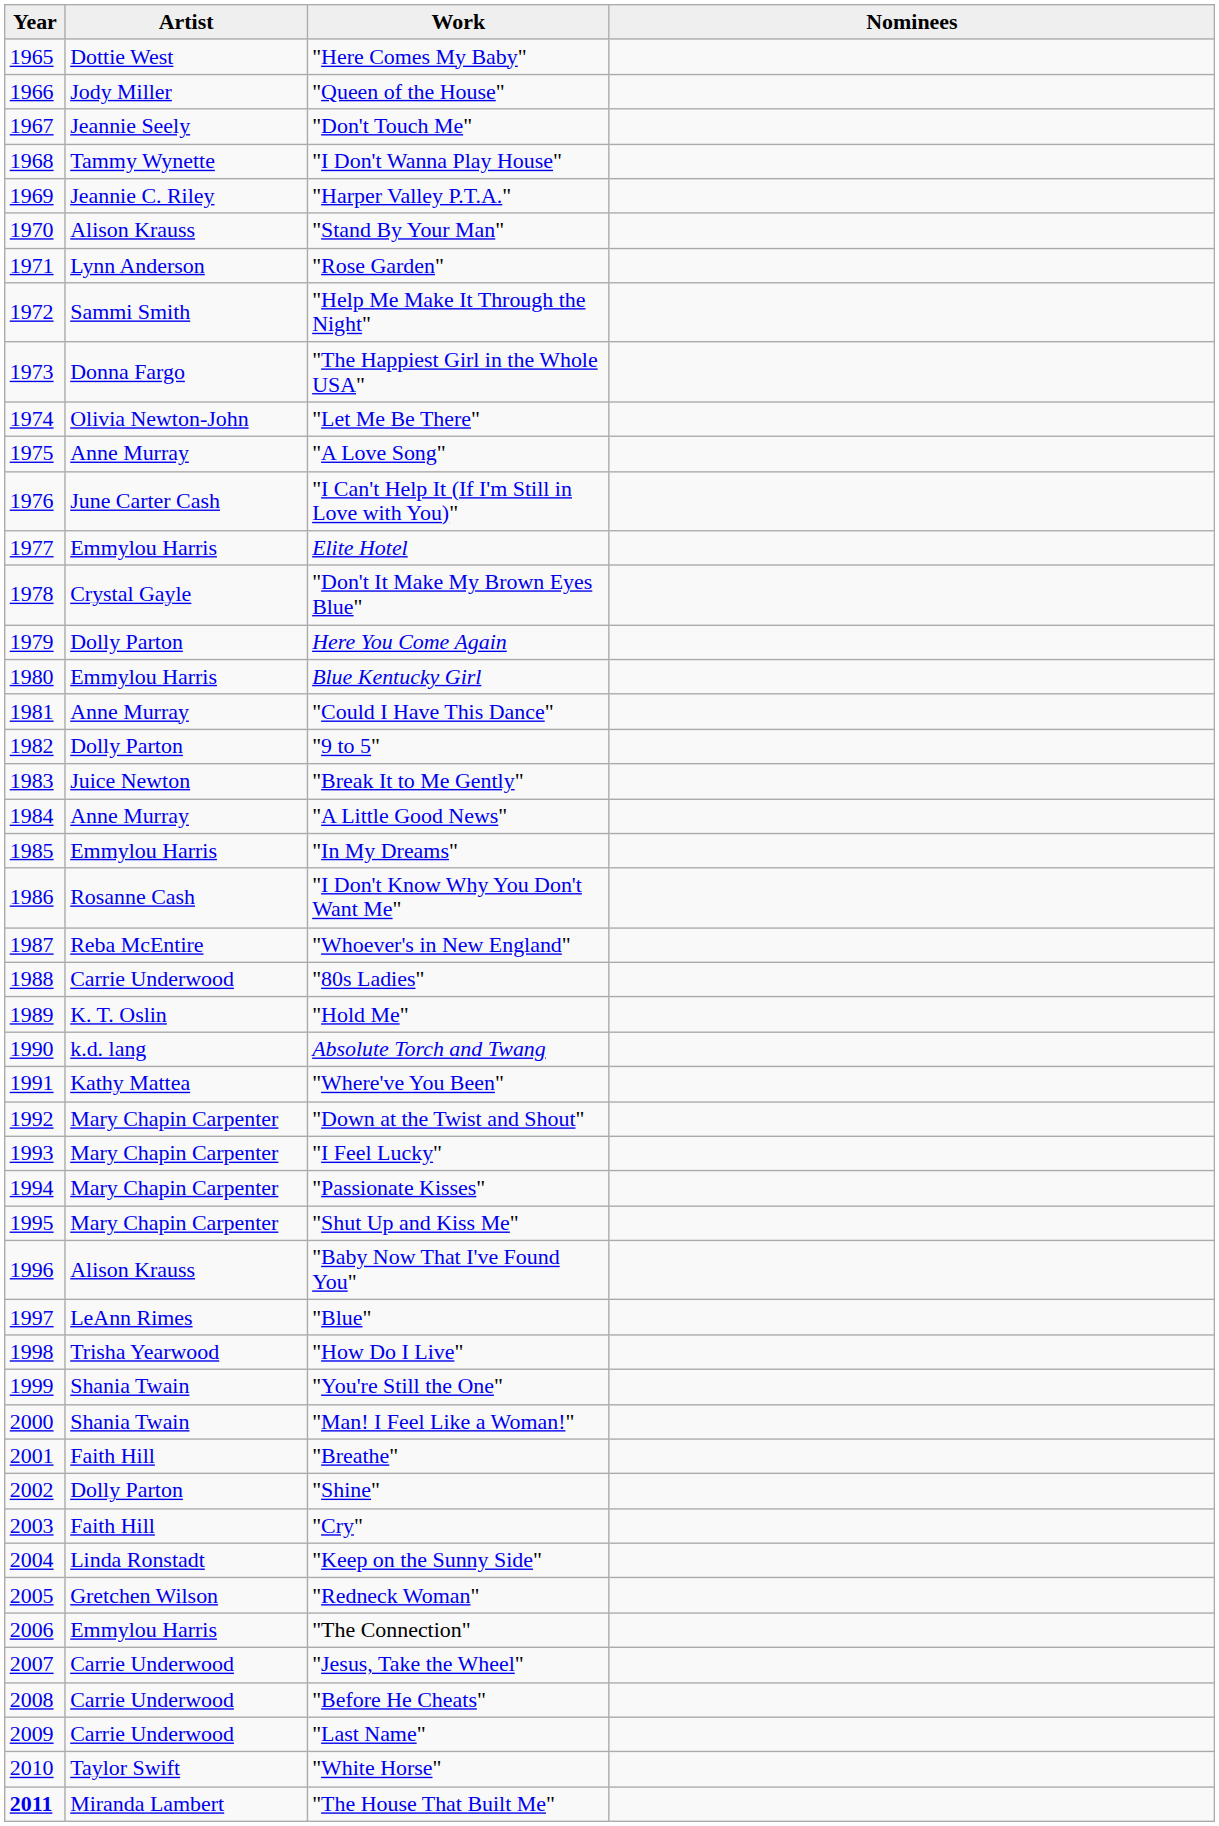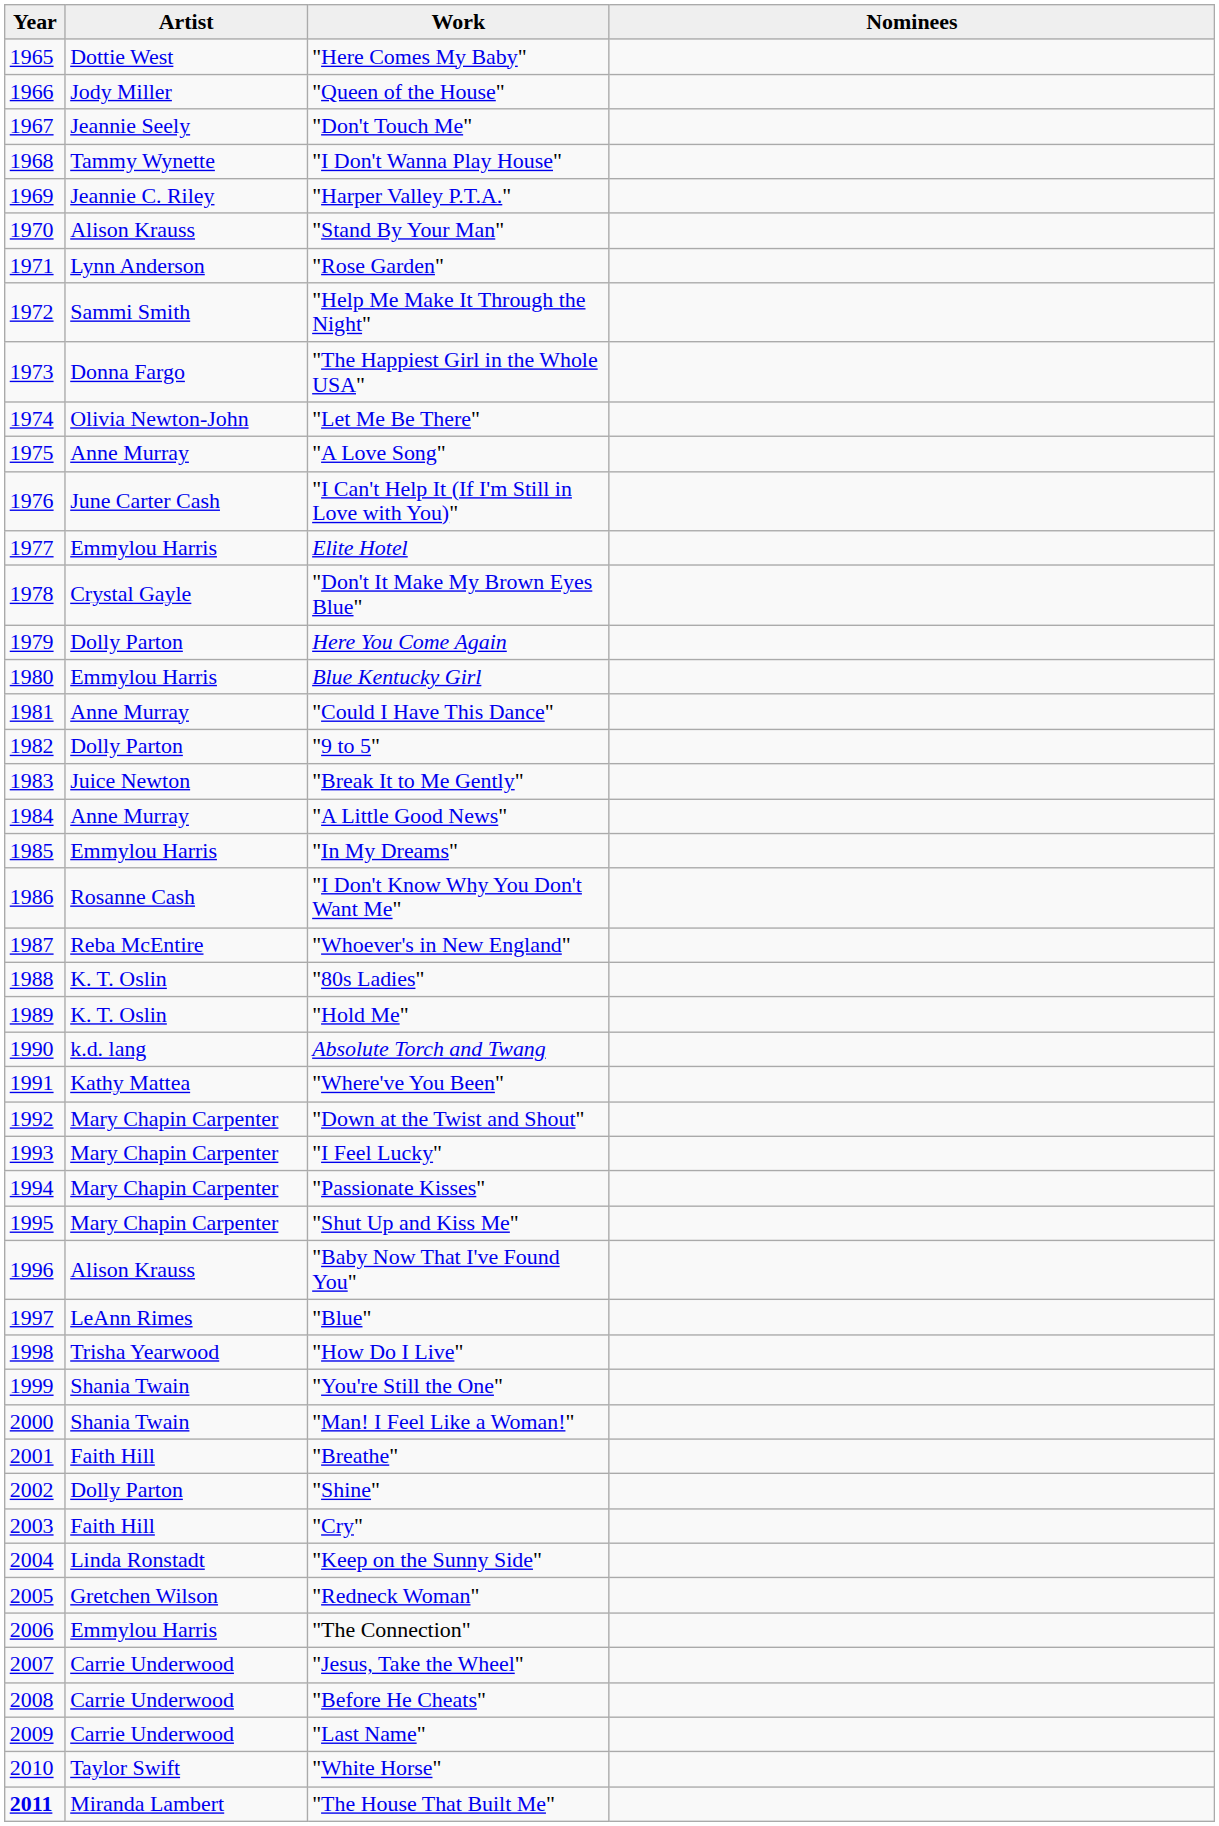(152, 979) Carrie Underwood -> (119, 979) K. T. Oslin
